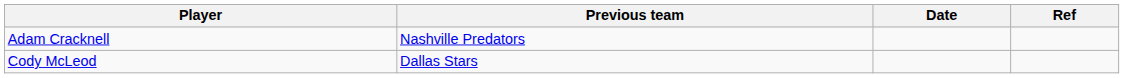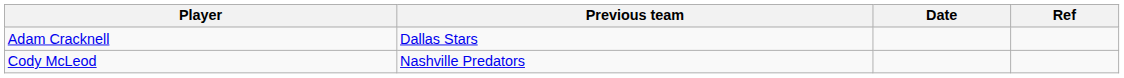(462, 38) Nashville Predators -> (439, 38) Dallas Stars
(439, 61) Dallas Stars -> (462, 61) Nashville Predators
